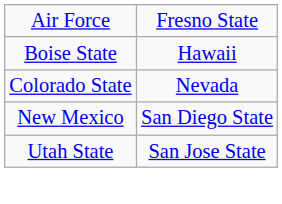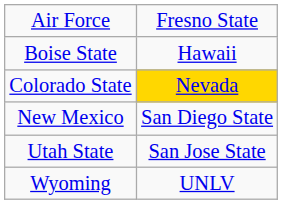(207, 85) no background -> (207, 85) gold background
+ row: (70, 183)
